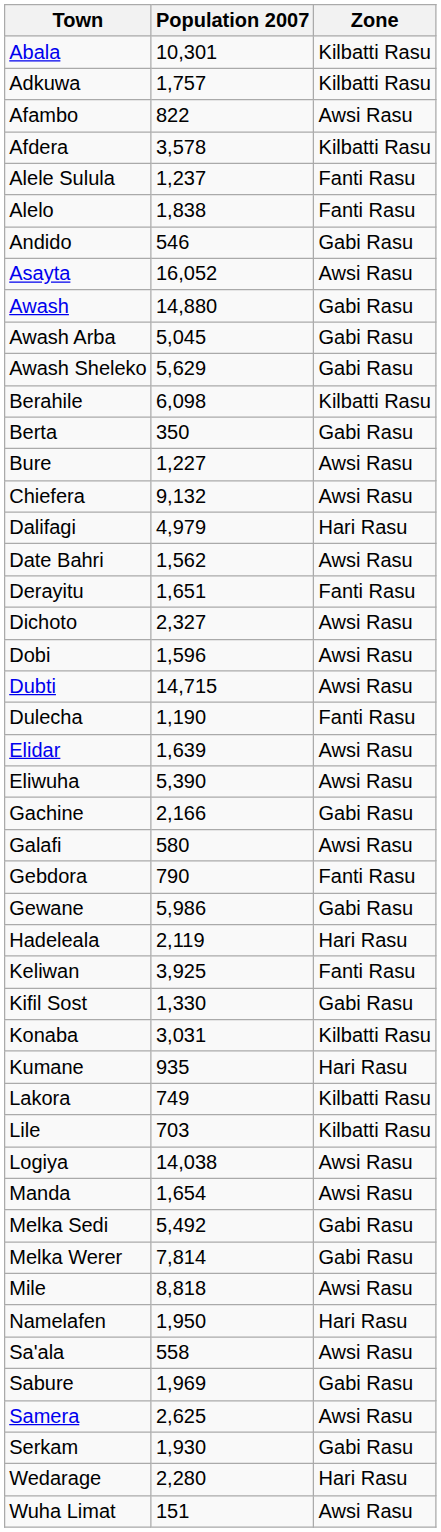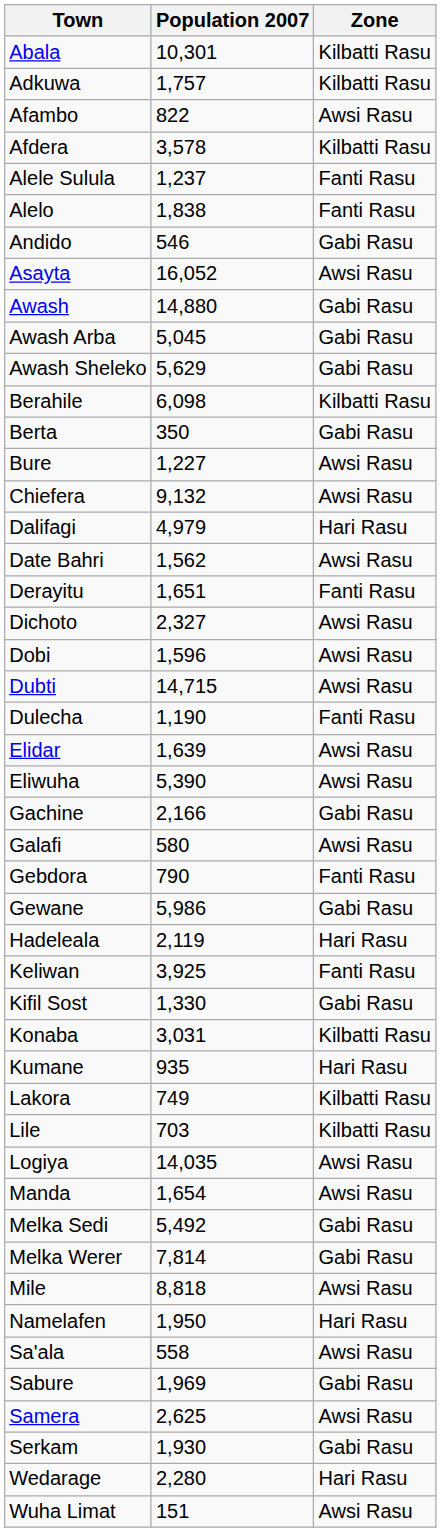(187, 1162) 14,038 -> (187, 1162) 14,035
